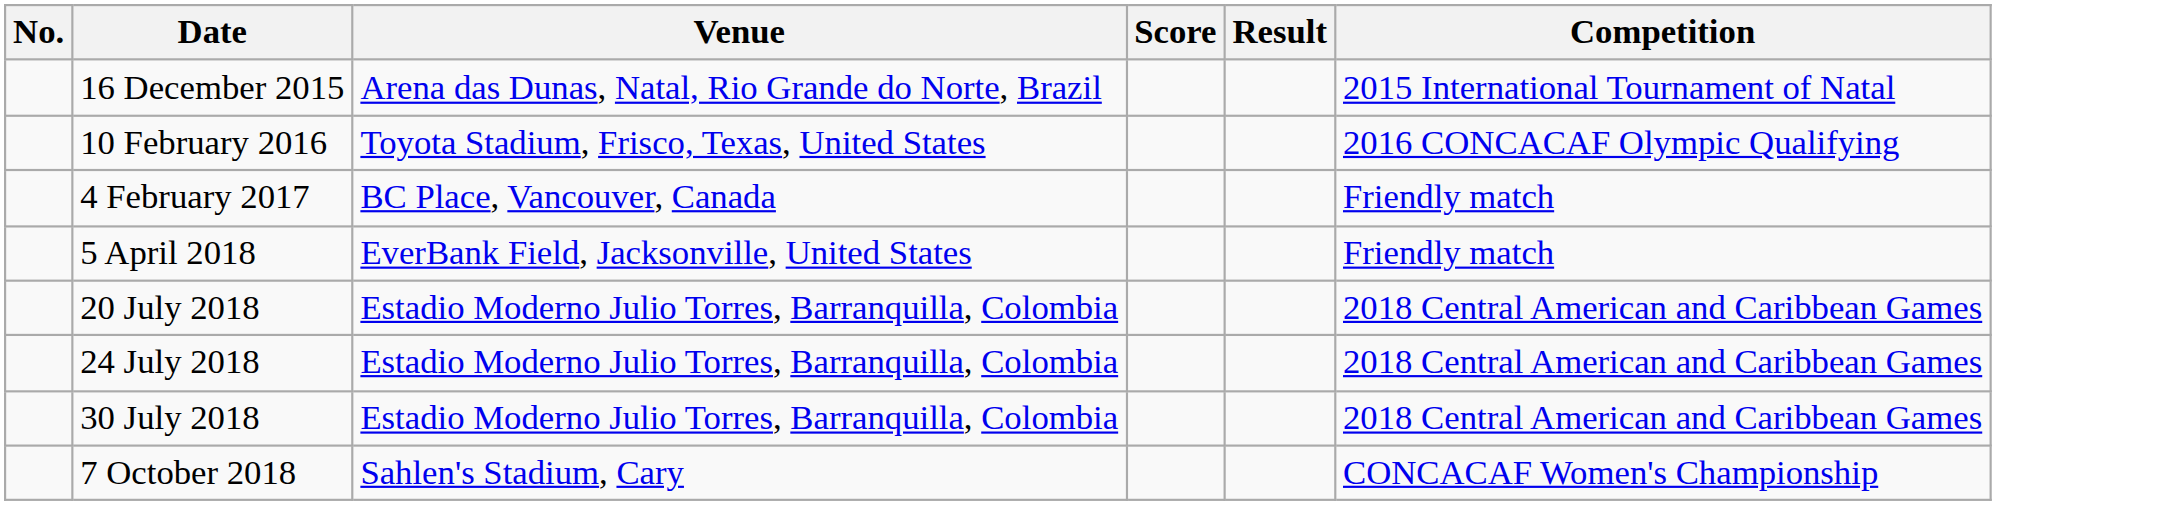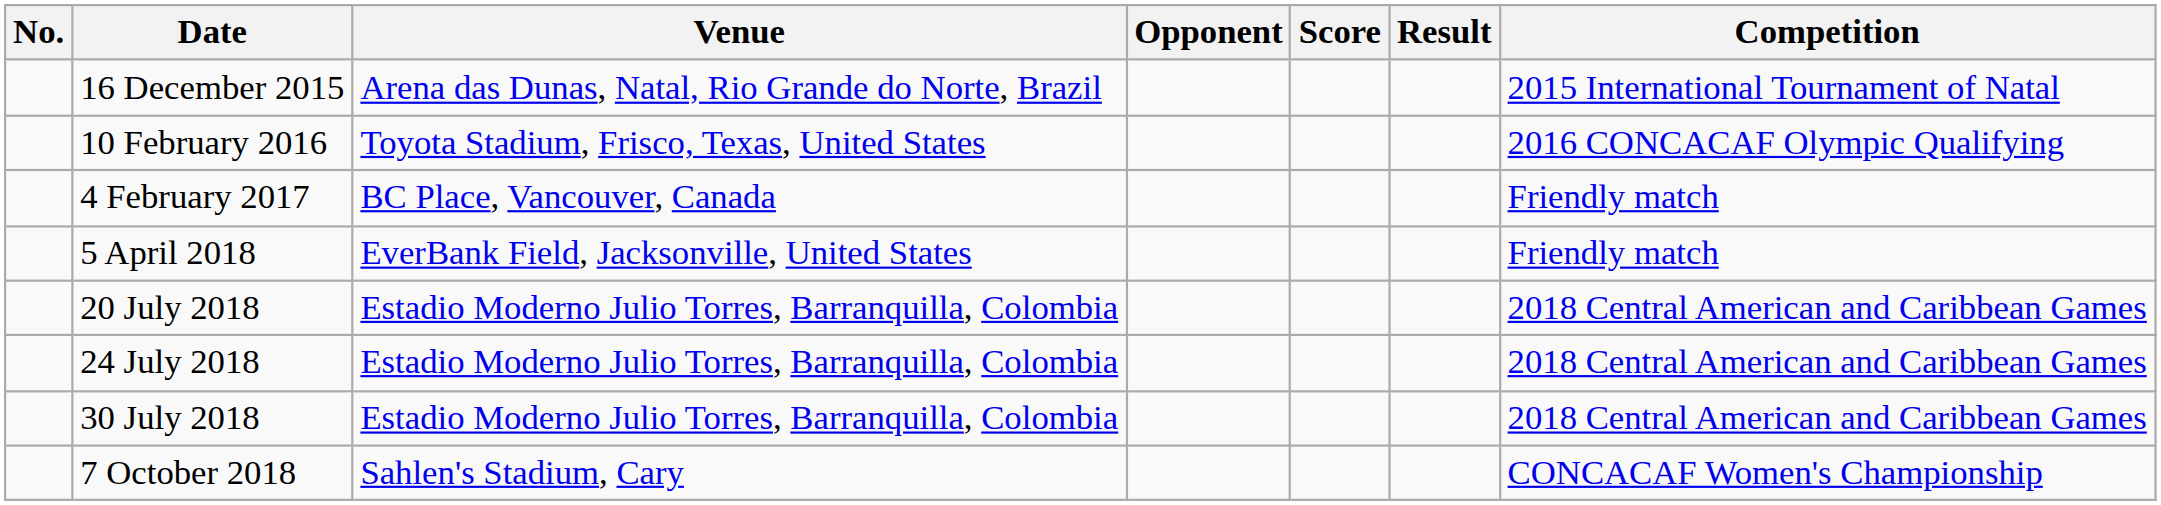+ column: (1208, 32)
